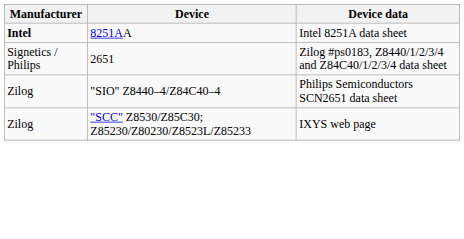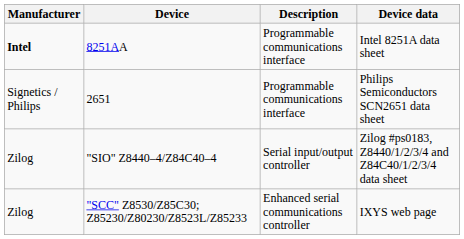+ column: (309, 14)
(373, 58) Zilog #ps0183, Z8440/1/2/3/4 and Z84C40/1/2/3/4 data sheet -> (398, 99) Philips Semiconductors SCN2651 data sheet
(356, 91) Philips Semiconductors SCN2651 data sheet -> (404, 158) Zilog #ps0183, Z8440/1/2/3/4 and Z84C40/1/2/3/4 data sheet
